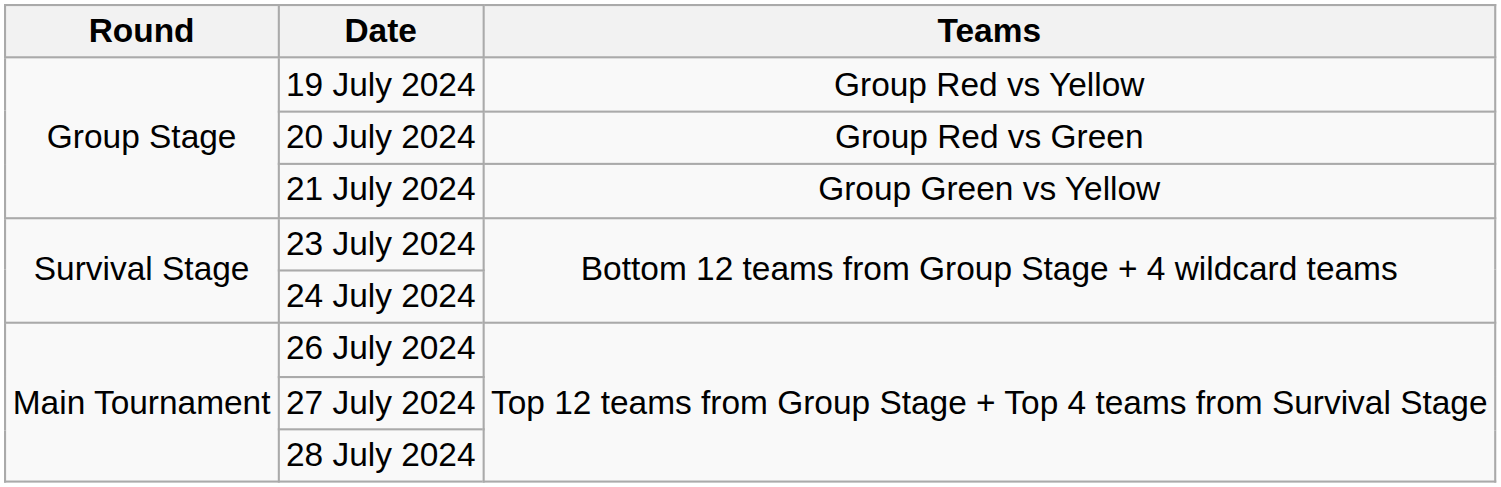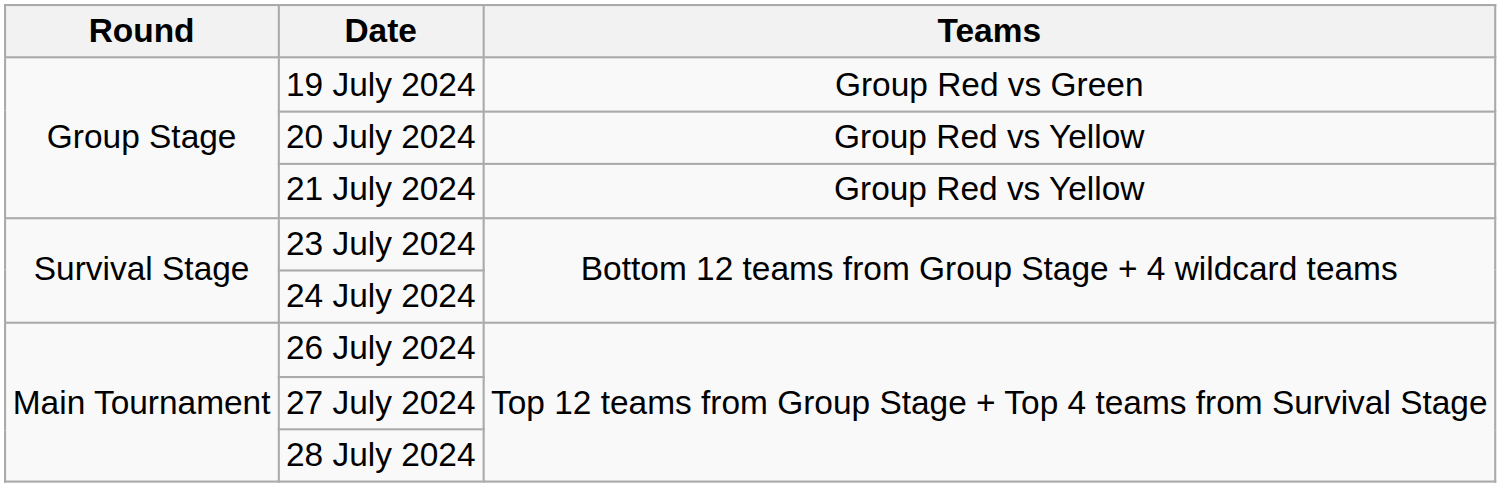(989, 84) Group Red vs Yellow -> (989, 84) Group Red vs Green
(989, 137) Group Red vs Green -> (989, 137) Group Red vs Yellow
(989, 190) Group Green vs Yellow -> (989, 190) Group Red vs Yellow
